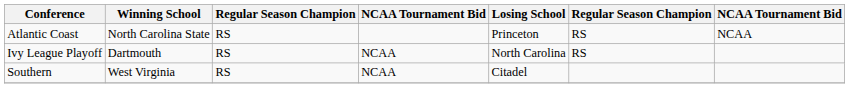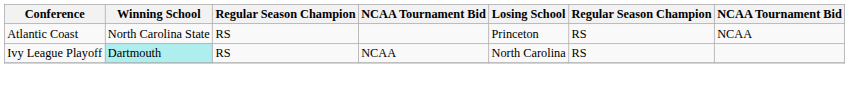(134, 53) no background -> (134, 53) paleturquoise background
- row: (29, 72)
